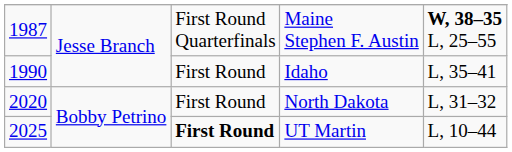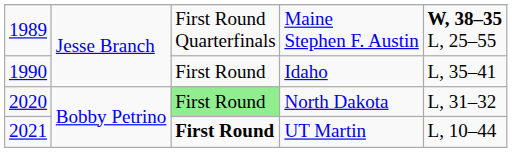(28, 30) 1987 -> (28, 30) 1989
(220, 101) no background -> (220, 101) lightgreen background
(28, 131) 2025 -> (28, 131) 2021
